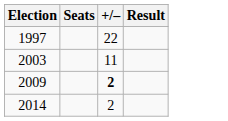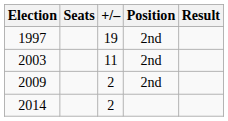+ column: (151, 15)
(111, 37) 22 -> (111, 37) 19
(111, 82) bold -> (111, 82) normal
